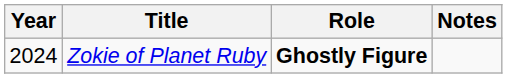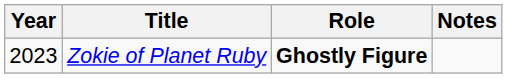(33, 55) 2024 -> (33, 55) 2023
